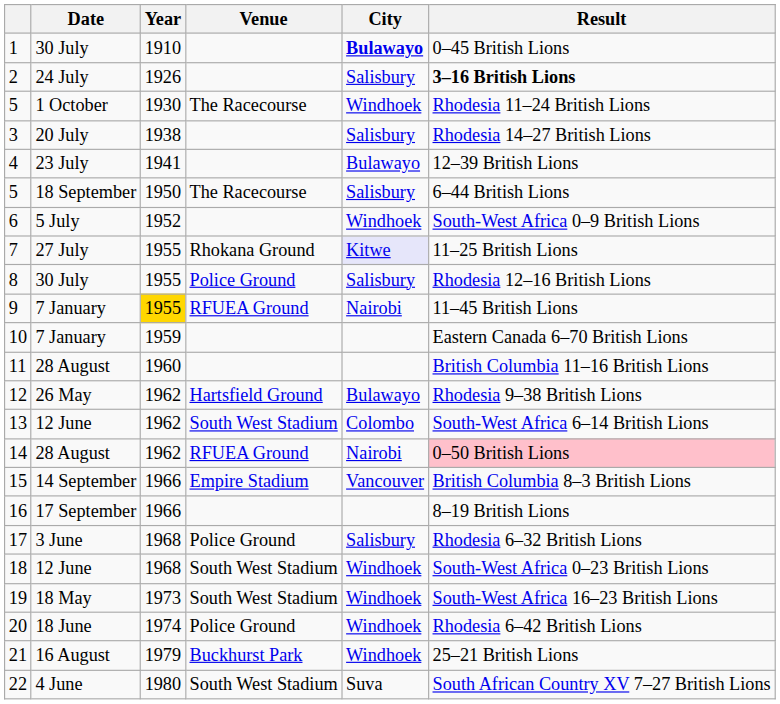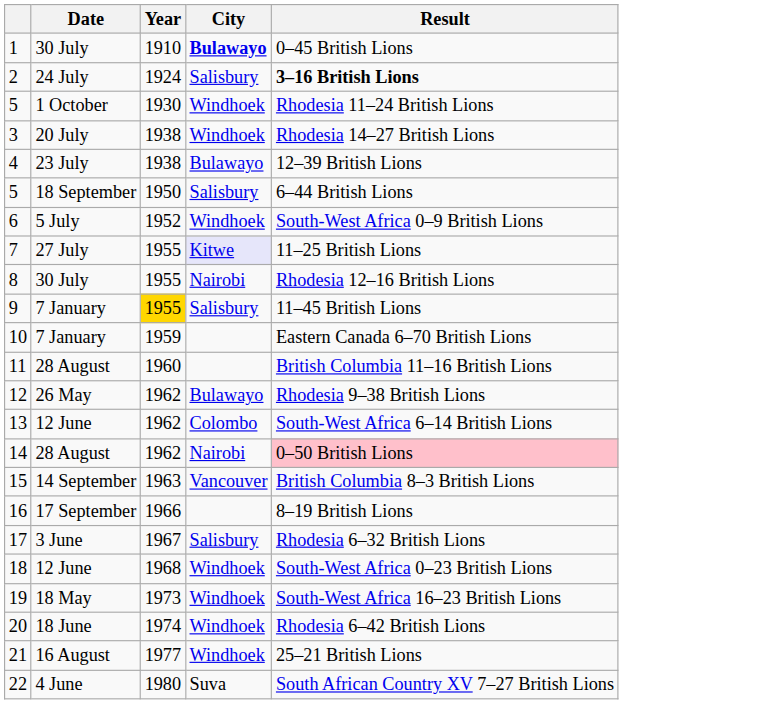- column: (264, 18)
(163, 76) 1926 -> (163, 76) 1924
(381, 134) Salisbury -> (227, 134) Windhoek
(163, 163) 1941 -> (163, 163) 1938
(381, 279) Salisbury -> (217, 279) Nairobi
(374, 308) Nairobi -> (224, 308) Salisbury
(163, 481) 1966 -> (163, 481) 1963
(163, 539) 1968 -> (163, 539) 1967
(163, 655) 1979 -> (163, 655) 1977
